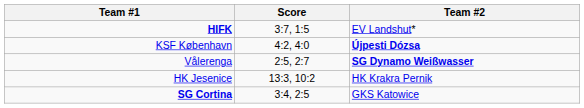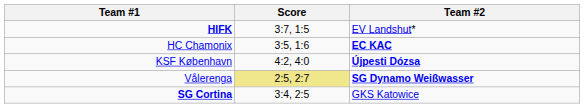+ row: (200, 45)
(292, 62) no background -> (292, 78) khaki background
- row: (203, 78)
